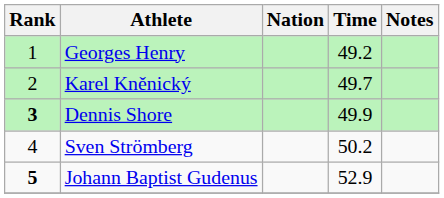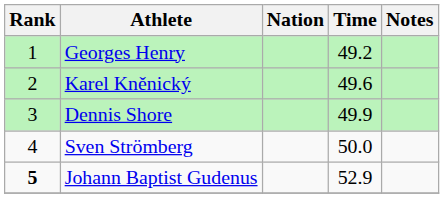(355, 83) 49.7 -> (355, 83) 49.6
(32, 114) bold -> (32, 114) normal
(355, 146) 50.2 -> (355, 146) 50.0
